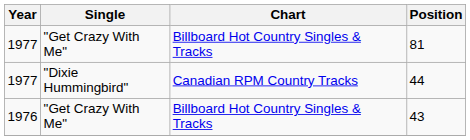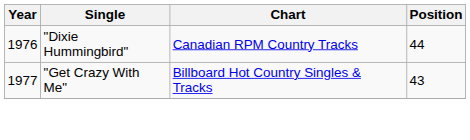- row: (417, 44)
(22, 80) 1977 -> (22, 44) 1976
(22, 116) 1976 -> (22, 80) 1977
